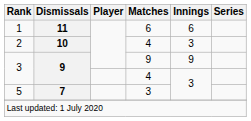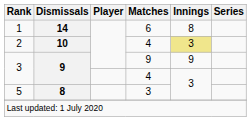(62, 28) 11 -> (62, 28) 14
(191, 28) 6 -> (191, 28) 8
(191, 44) no background -> (191, 44) khaki background
(62, 92) 7 -> (62, 92) 8
